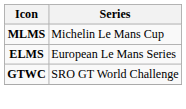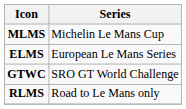+ row: (26, 93)
